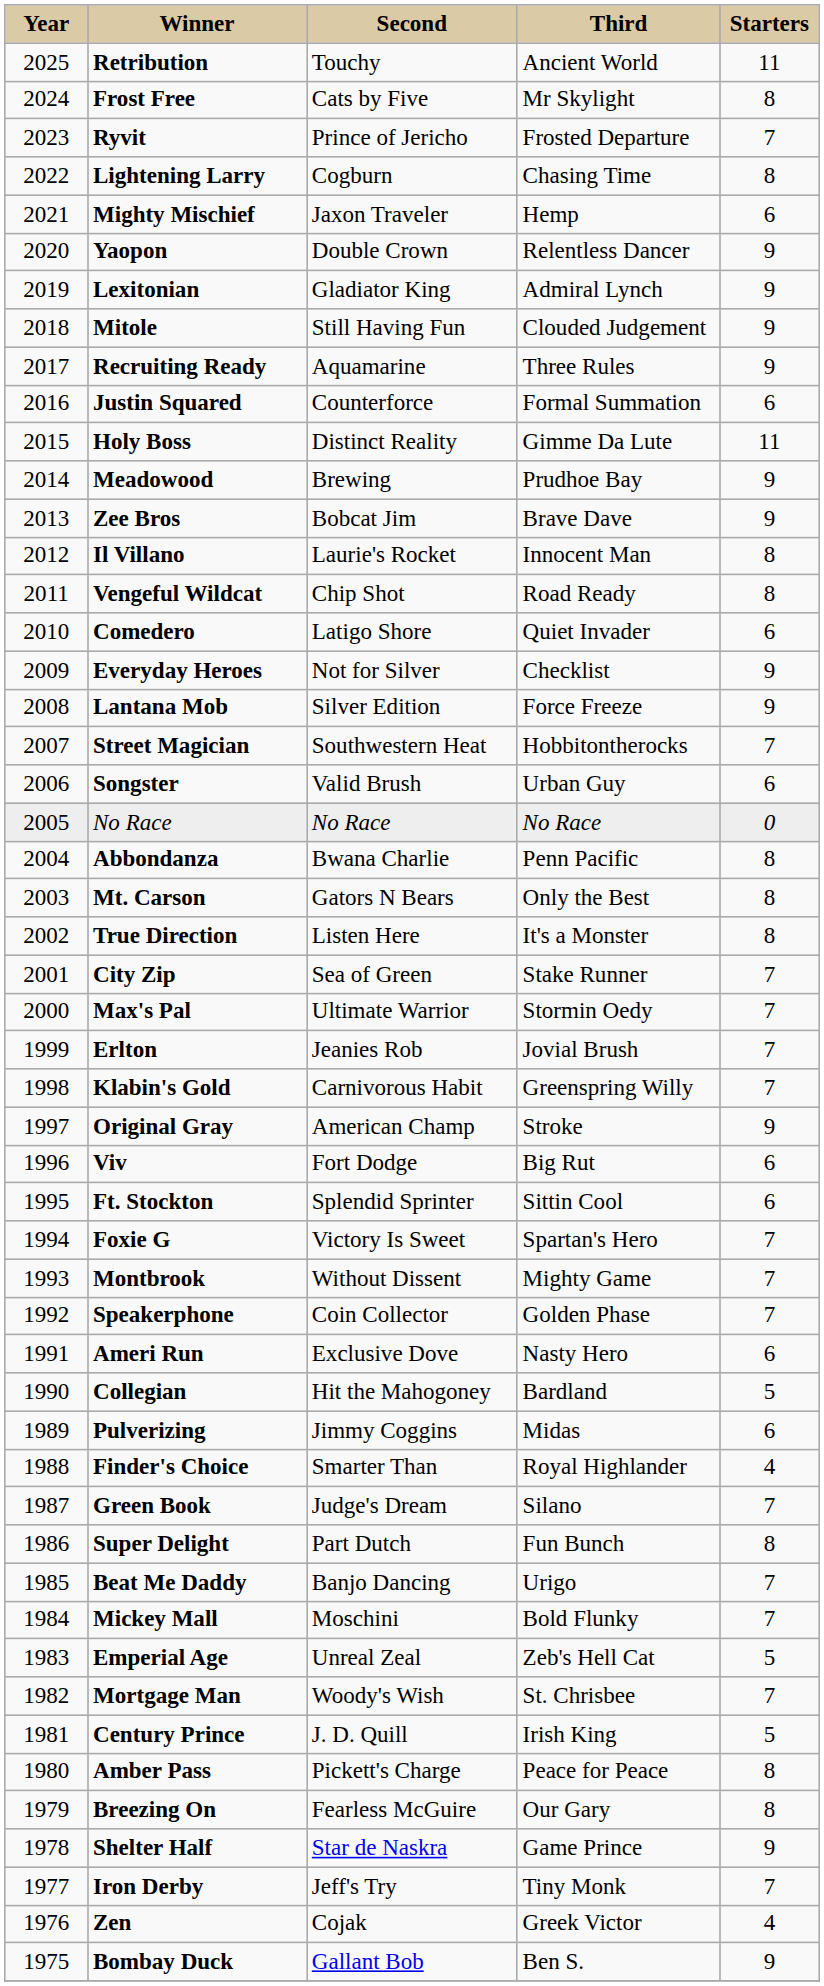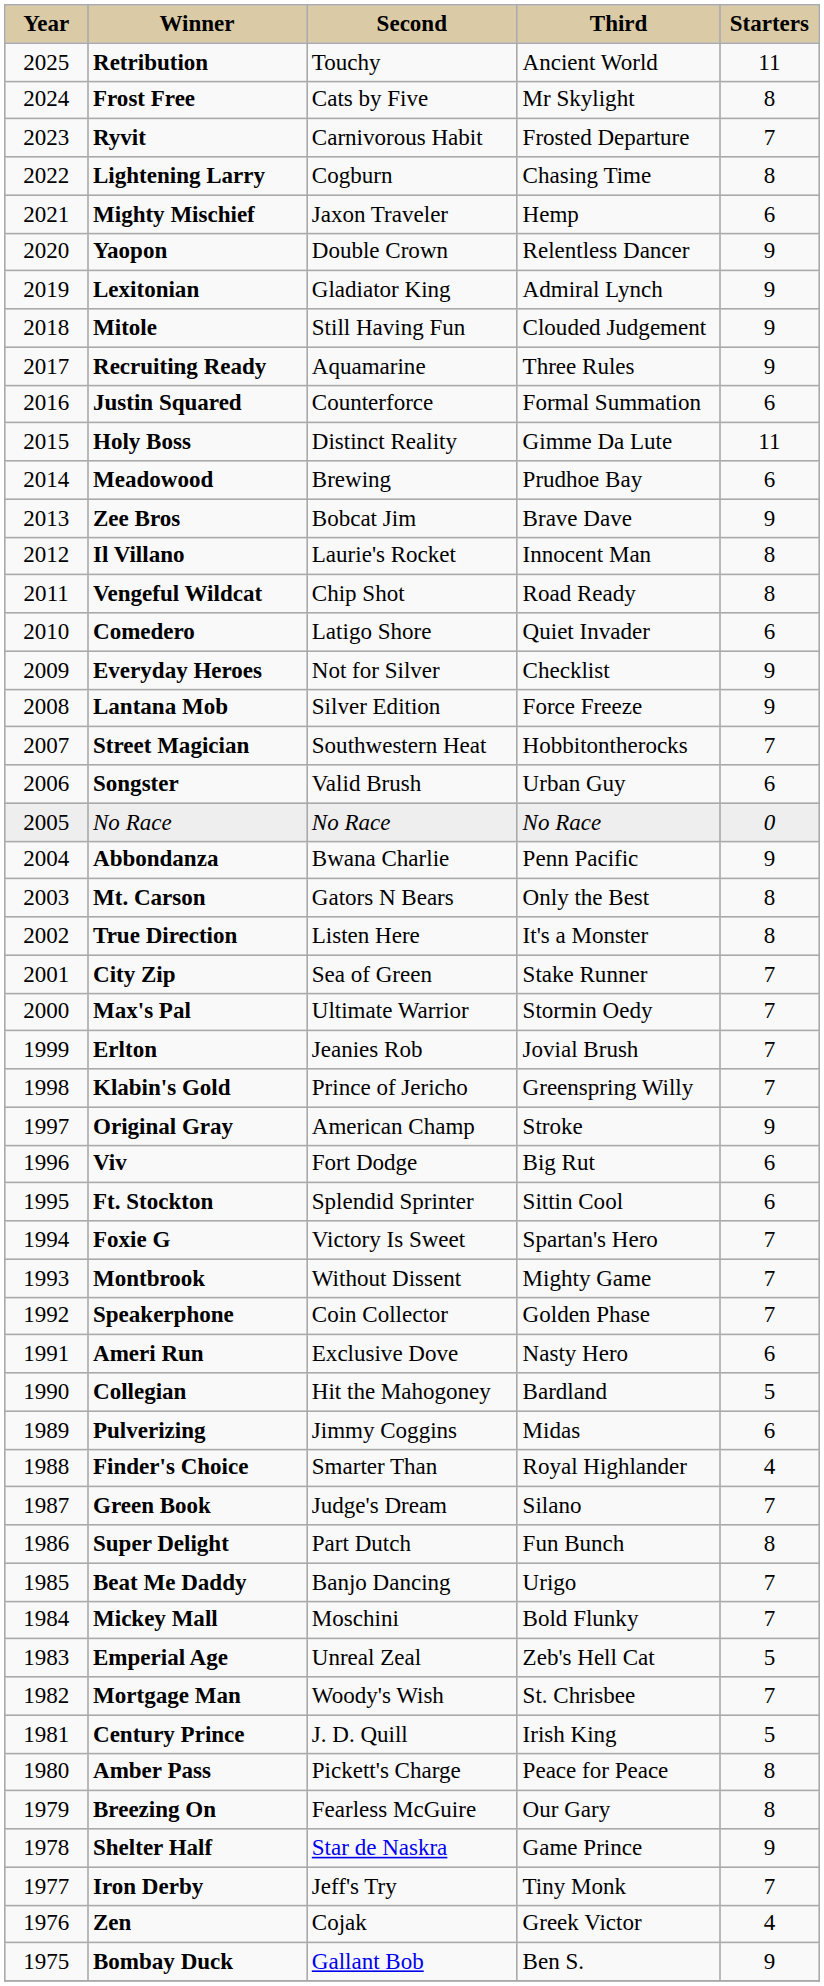(390, 137) Prince of Jericho -> (397, 137) Carnivorous Habit
(769, 479) 9 -> (769, 479) 6
(769, 859) 8 -> (769, 859) 9
(397, 1087) Carnivorous Habit -> (390, 1087) Prince of Jericho
